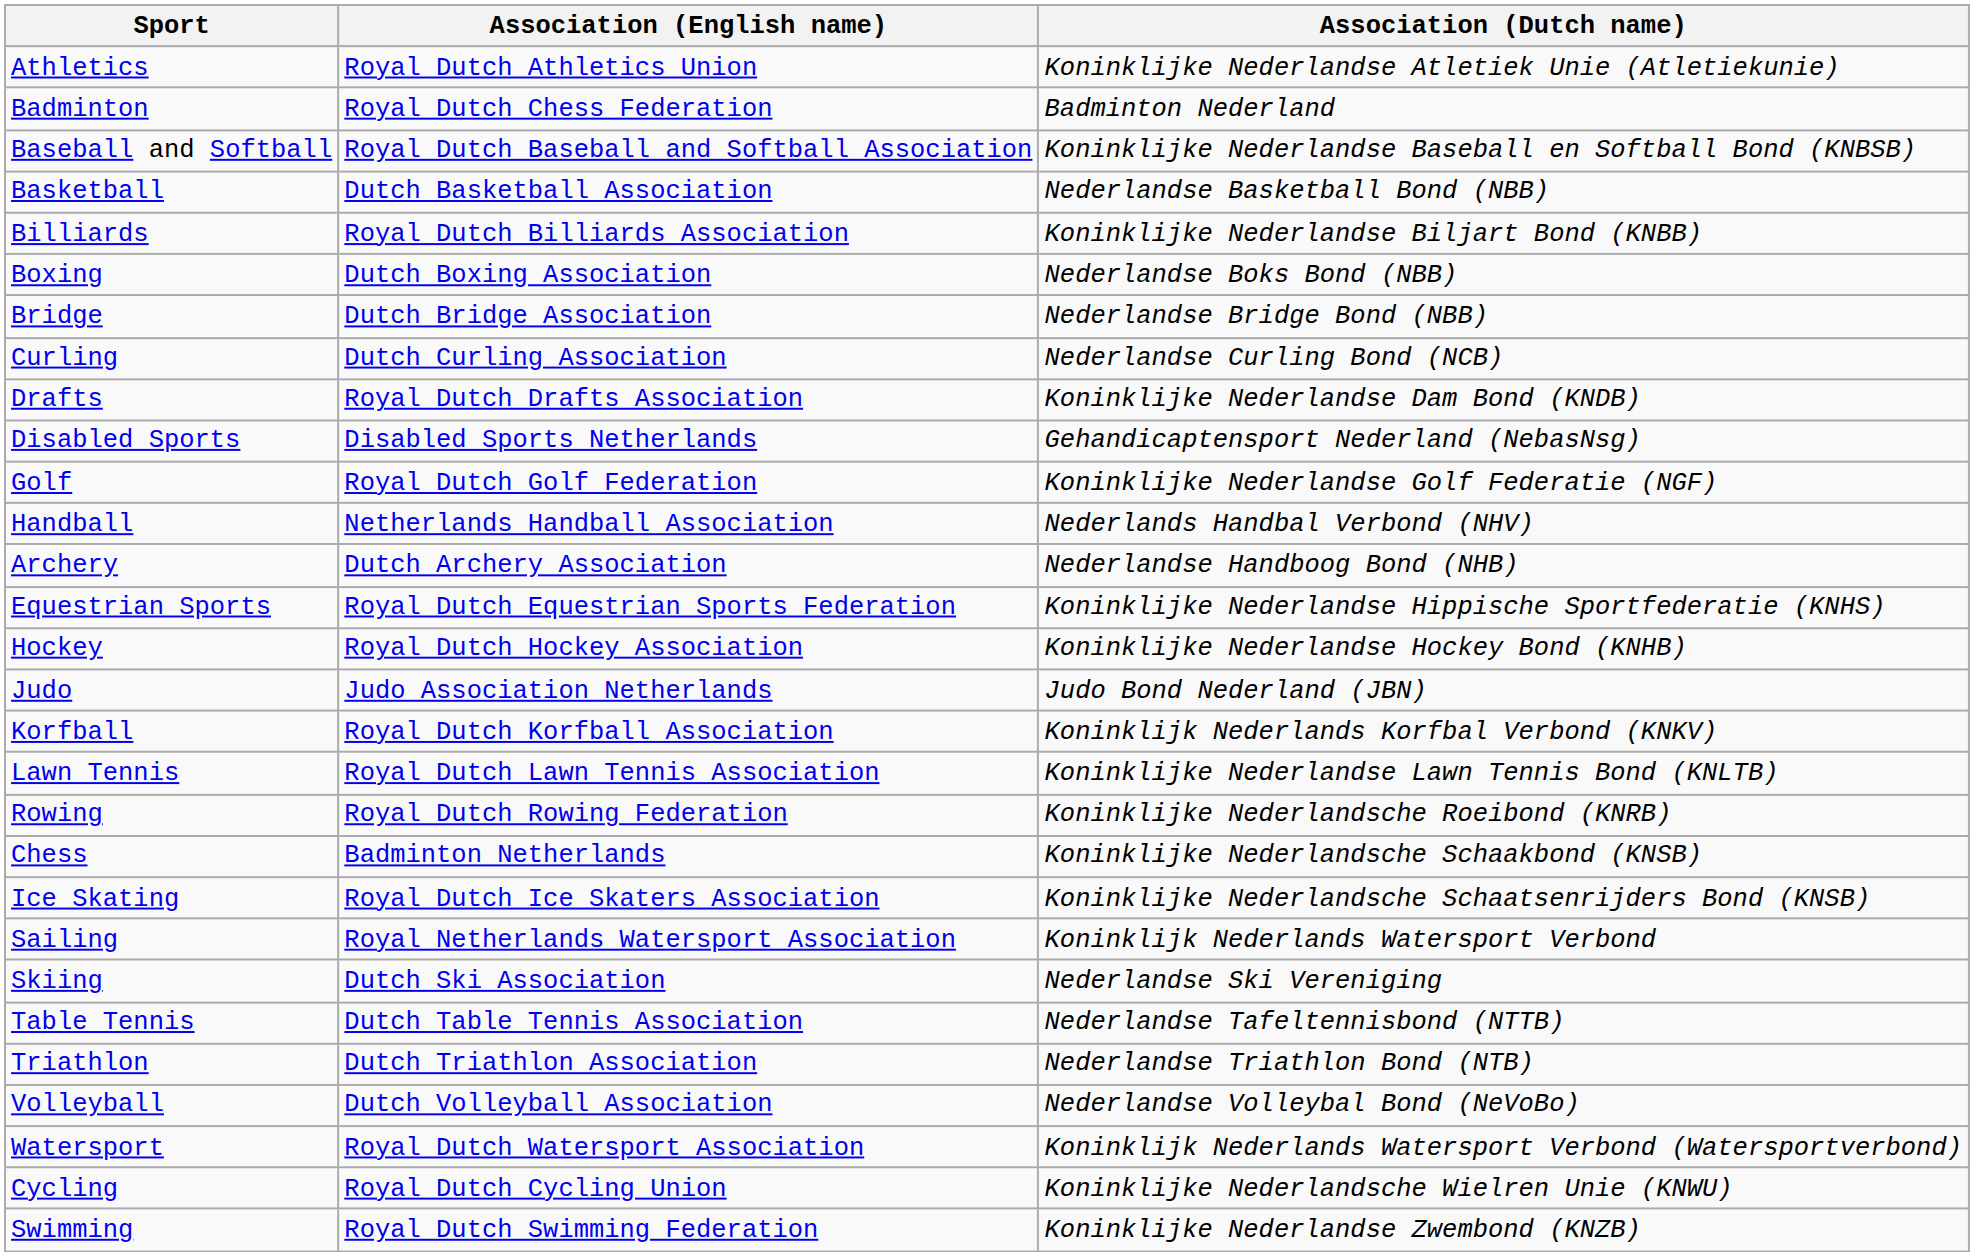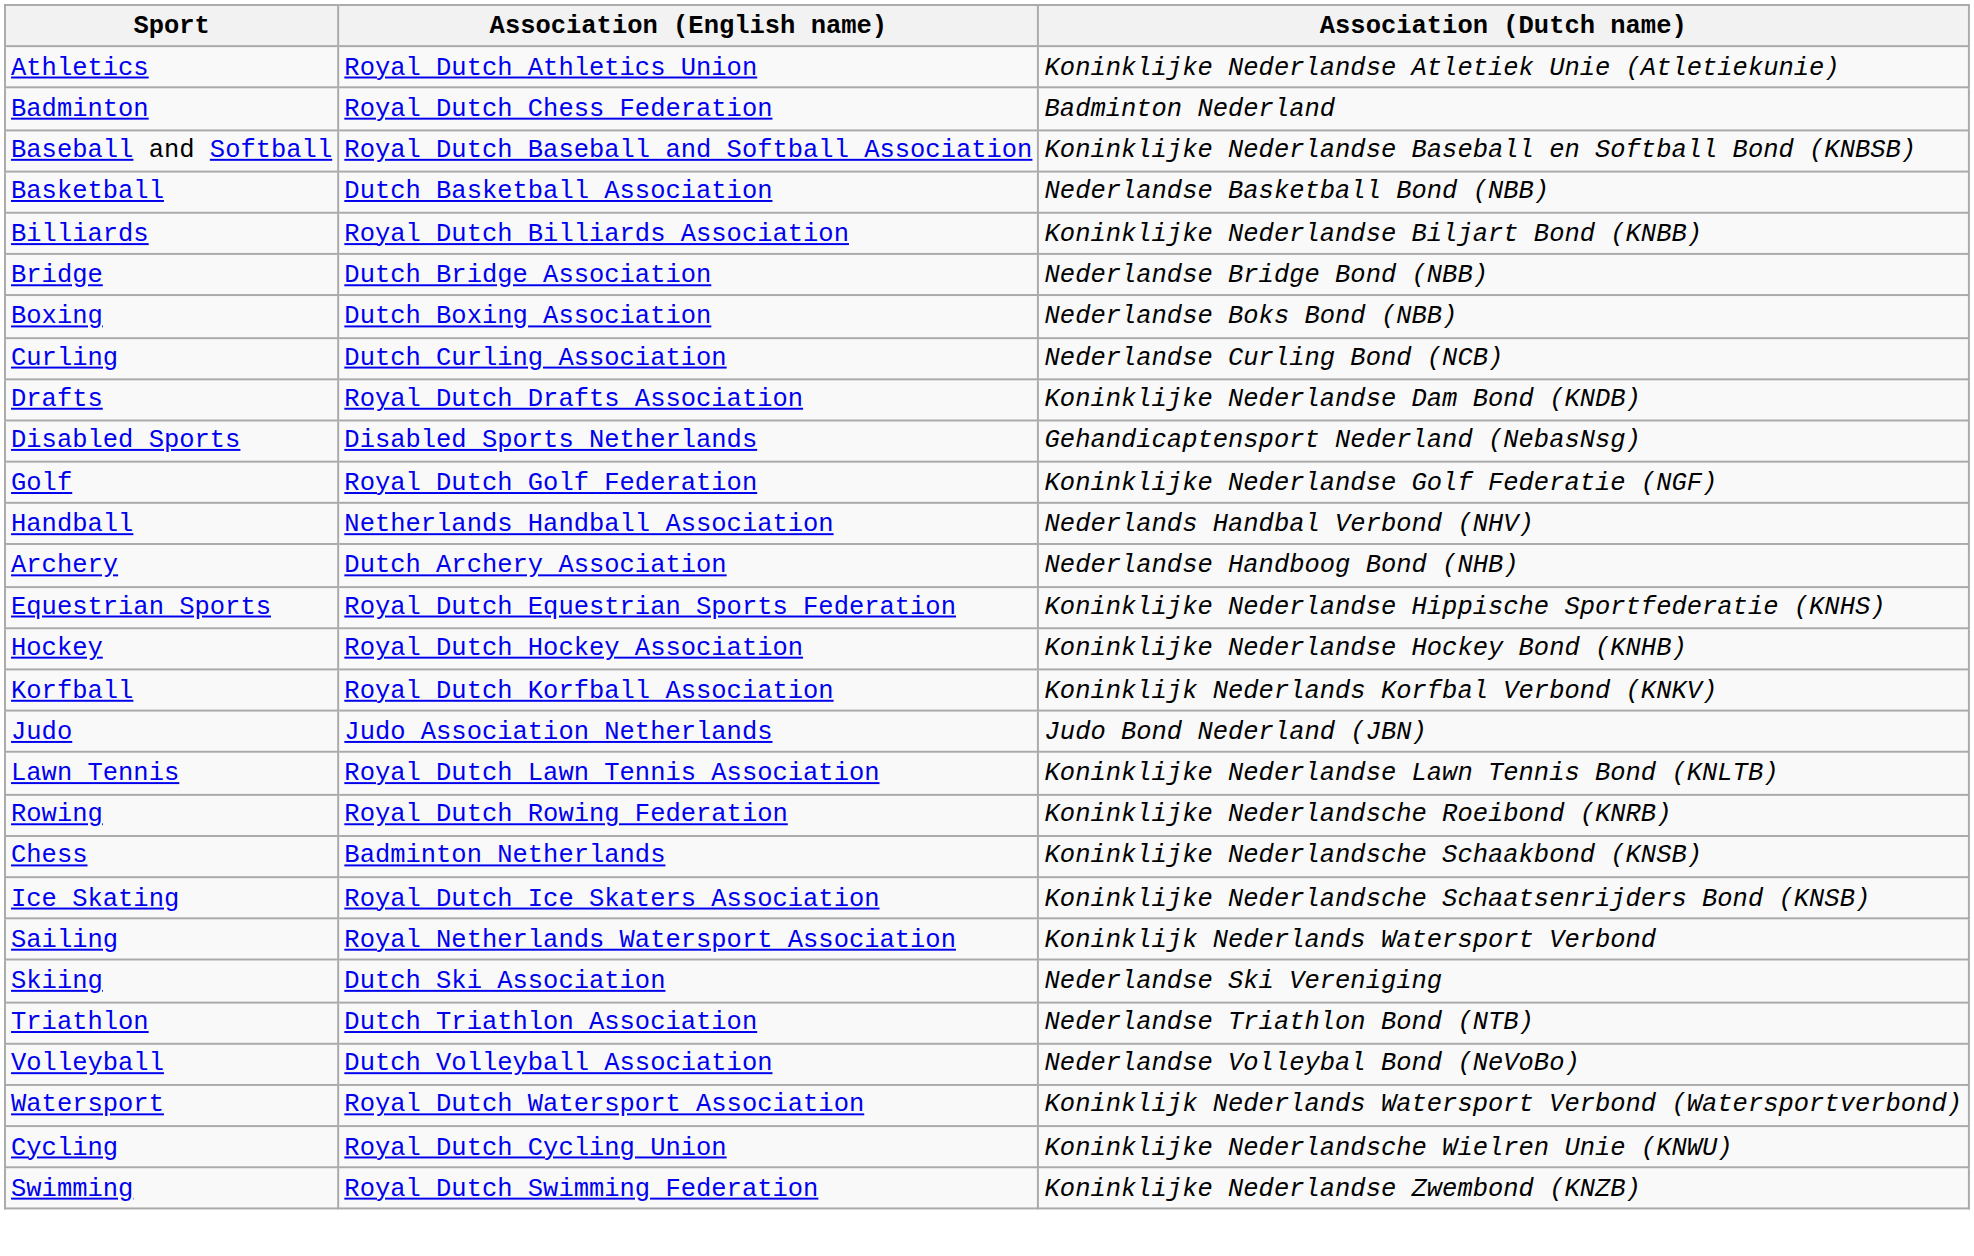rows swapped: (57, 275) <-> (57, 316)
rows swapped: (42, 690) <-> (72, 732)
- row: (103, 1022)
